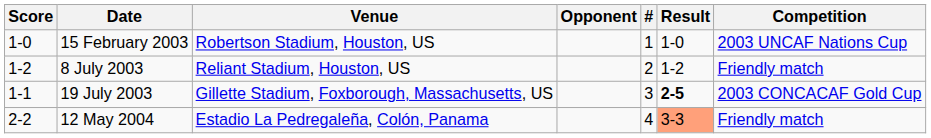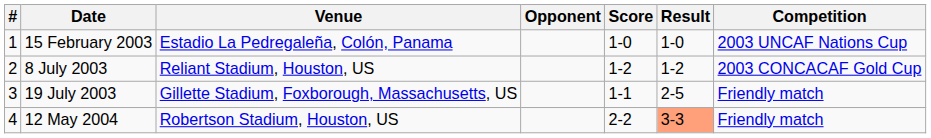columns swapped: (649, 17) <-> (31, 17)
(315, 42) Robertson Stadium, Houston, US -> (306, 42) Estadio La Pedregaleña, Colón, Panama
(771, 68) Friendly match -> (820, 68) 2003 CONCACAF Gold Cup
(672, 94) bold -> (672, 94) normal
(820, 94) 2003 CONCACAF Gold Cup -> (771, 94) Friendly match
(342, 119) Estadio La Pedregaleña, Colón, Panama -> (279, 119) Robertson Stadium, Houston, US
